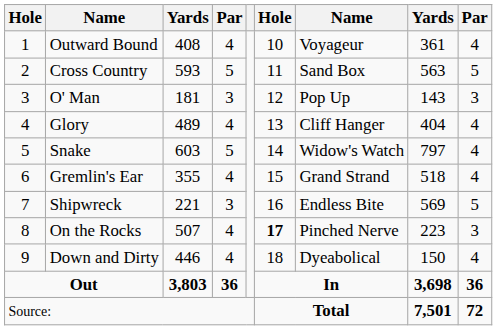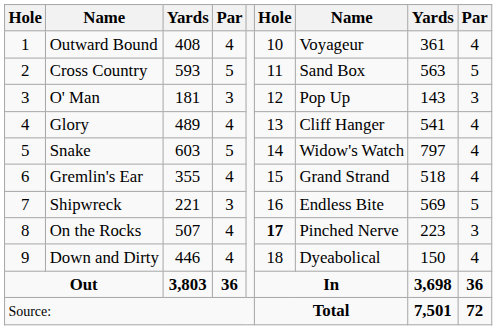(433, 124) 404 -> (433, 124) 541
